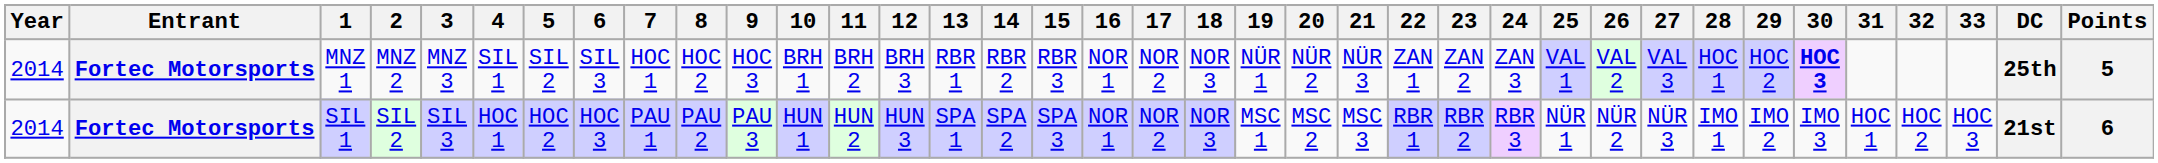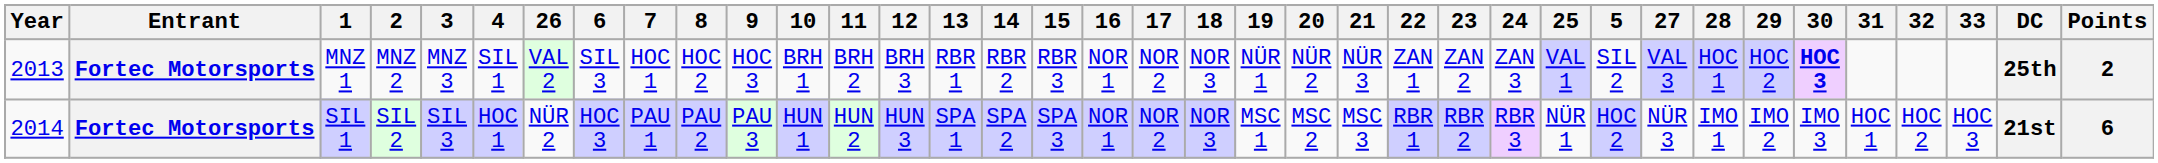columns swapped: (549, 23) <-> (1617, 23)
(37, 70) 2014 -> (37, 70) 2013
(2107, 70) 5 -> (2107, 70) 2
